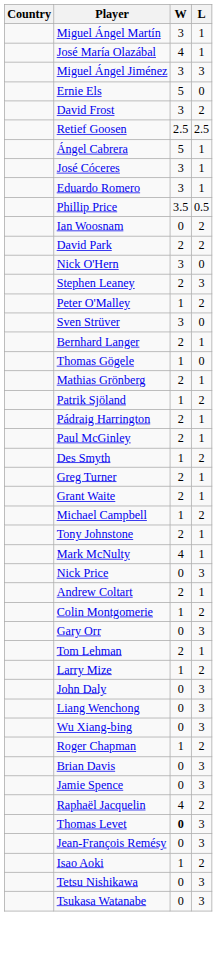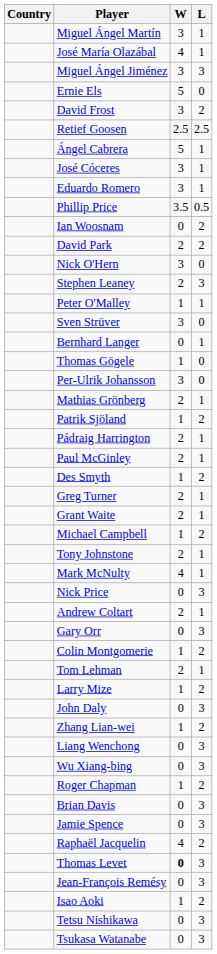(201, 303) 2 -> (201, 303) 1
(181, 341) 2 -> (181, 341) 0
+ row: (106, 380)
rows swapped: (105, 611) <-> (79, 631)
+ row: (96, 727)
